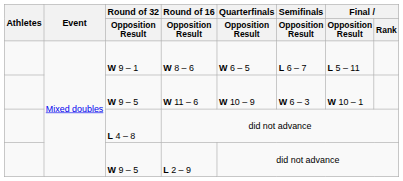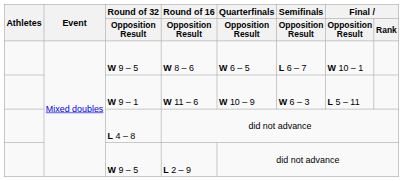(123, 68) W 9 – 1 -> (123, 68) W 9 – 5
(344, 68) L 5 – 11 -> (345, 68) W 10 – 1
(123, 102) W 9 – 5 -> (123, 102) W 9 – 1
(345, 102) W 10 – 1 -> (344, 102) L 5 – 11
